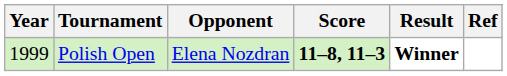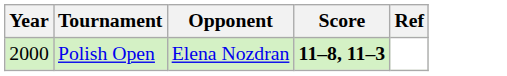- column: (427, 21)
(29, 53) 1999 -> (29, 53) 2000
